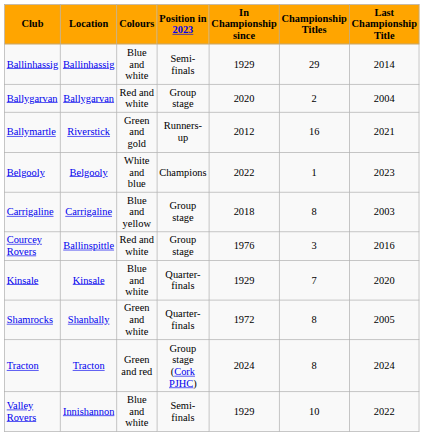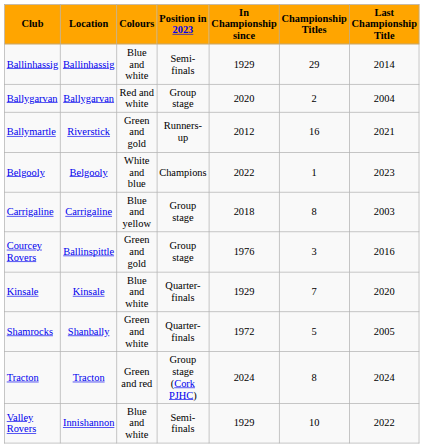(137, 246) Red and white -> (137, 252) Green and gold
(314, 320) 8 -> (314, 331) 5
